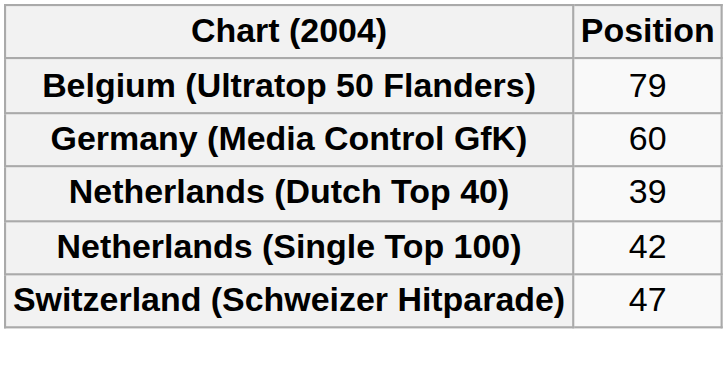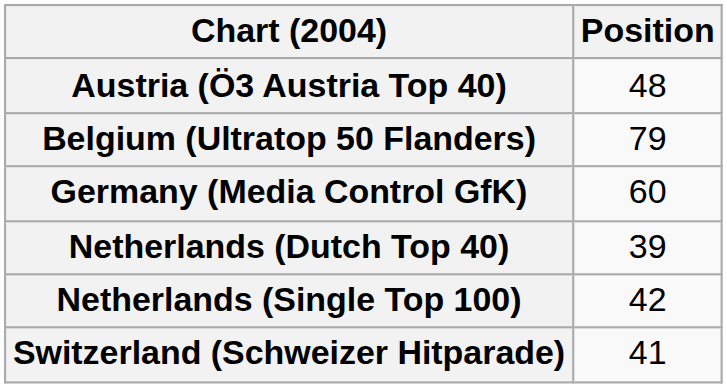+ row: (289, 85)
(648, 300) 47 -> (648, 354) 41
